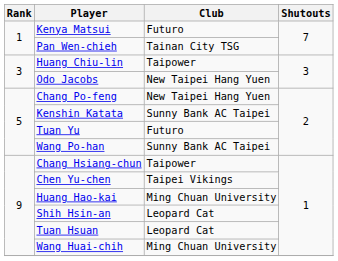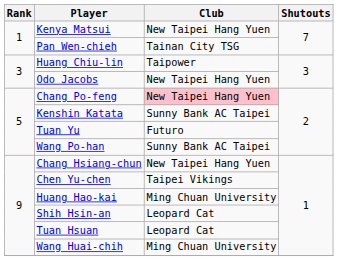(165, 30) Futuro -> (208, 30) New Taipei Hang Yuen
(208, 96) no background -> (208, 96) pink background
(171, 163) Taipower -> (208, 163) New Taipei Hang Yuen
